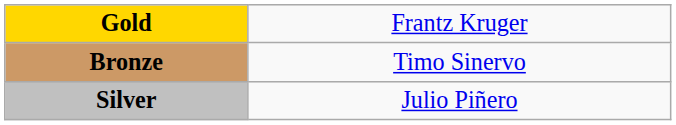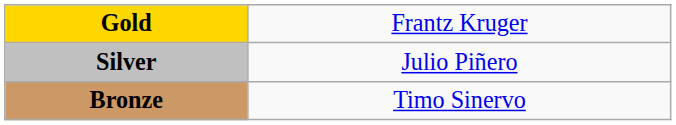rows swapped: (126, 100) <-> (126, 61)
